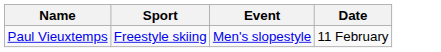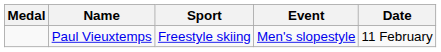+ column: (26, 15)
